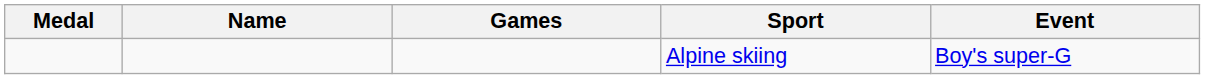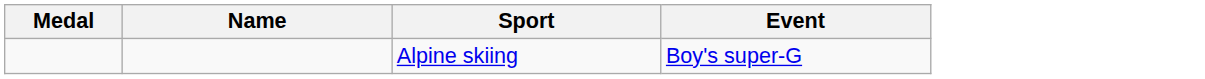- column: (526, 21)
